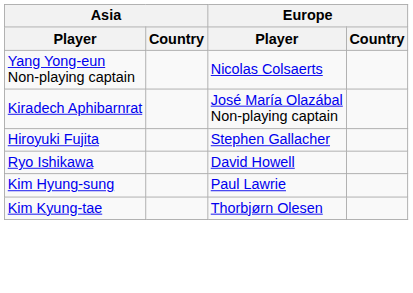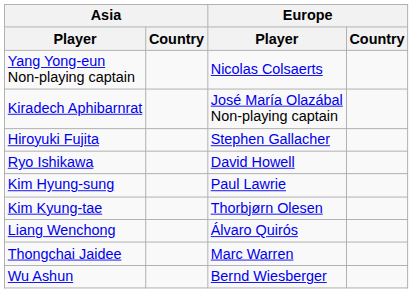+ row: (62, 231)
+ row: (65, 253)
+ row: (40, 276)
